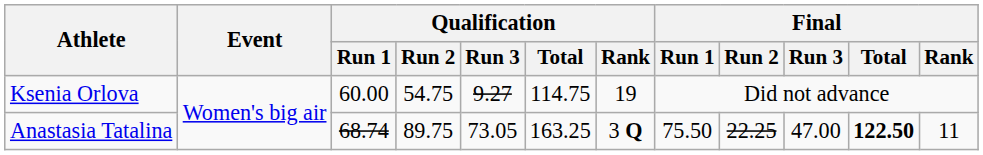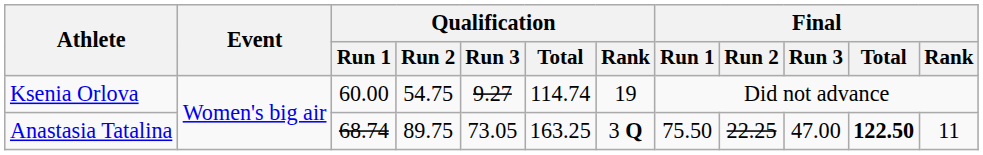(560, 94) 114.75 -> (560, 94) 114.74
